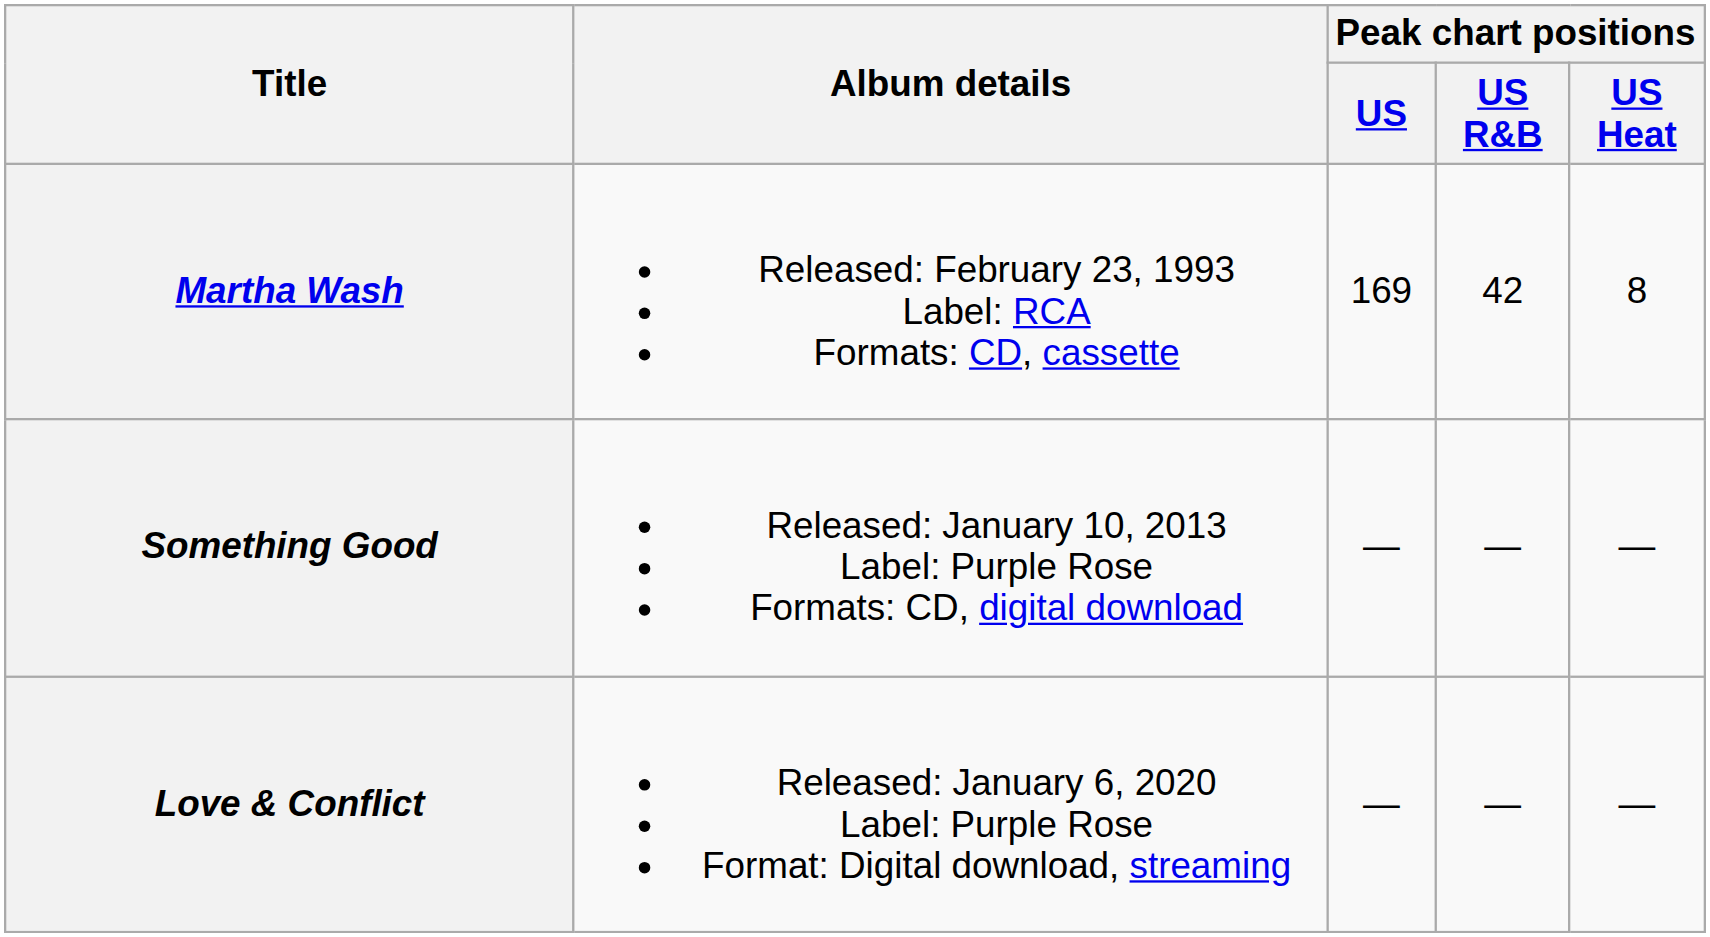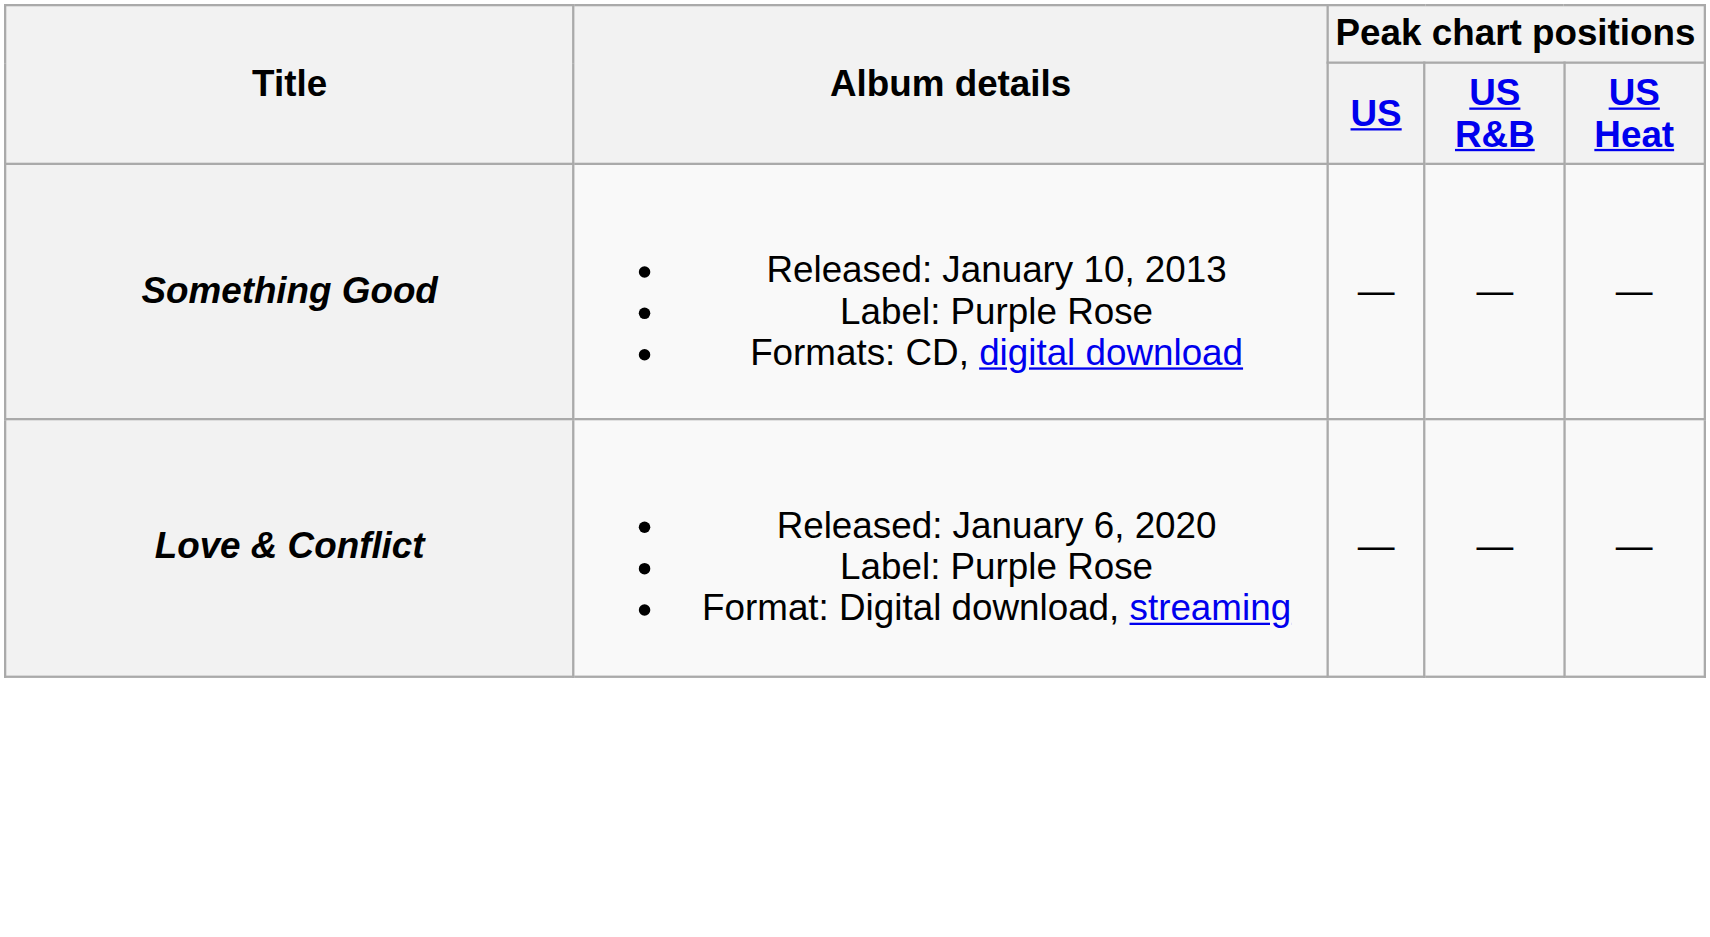- row: (290, 290)
